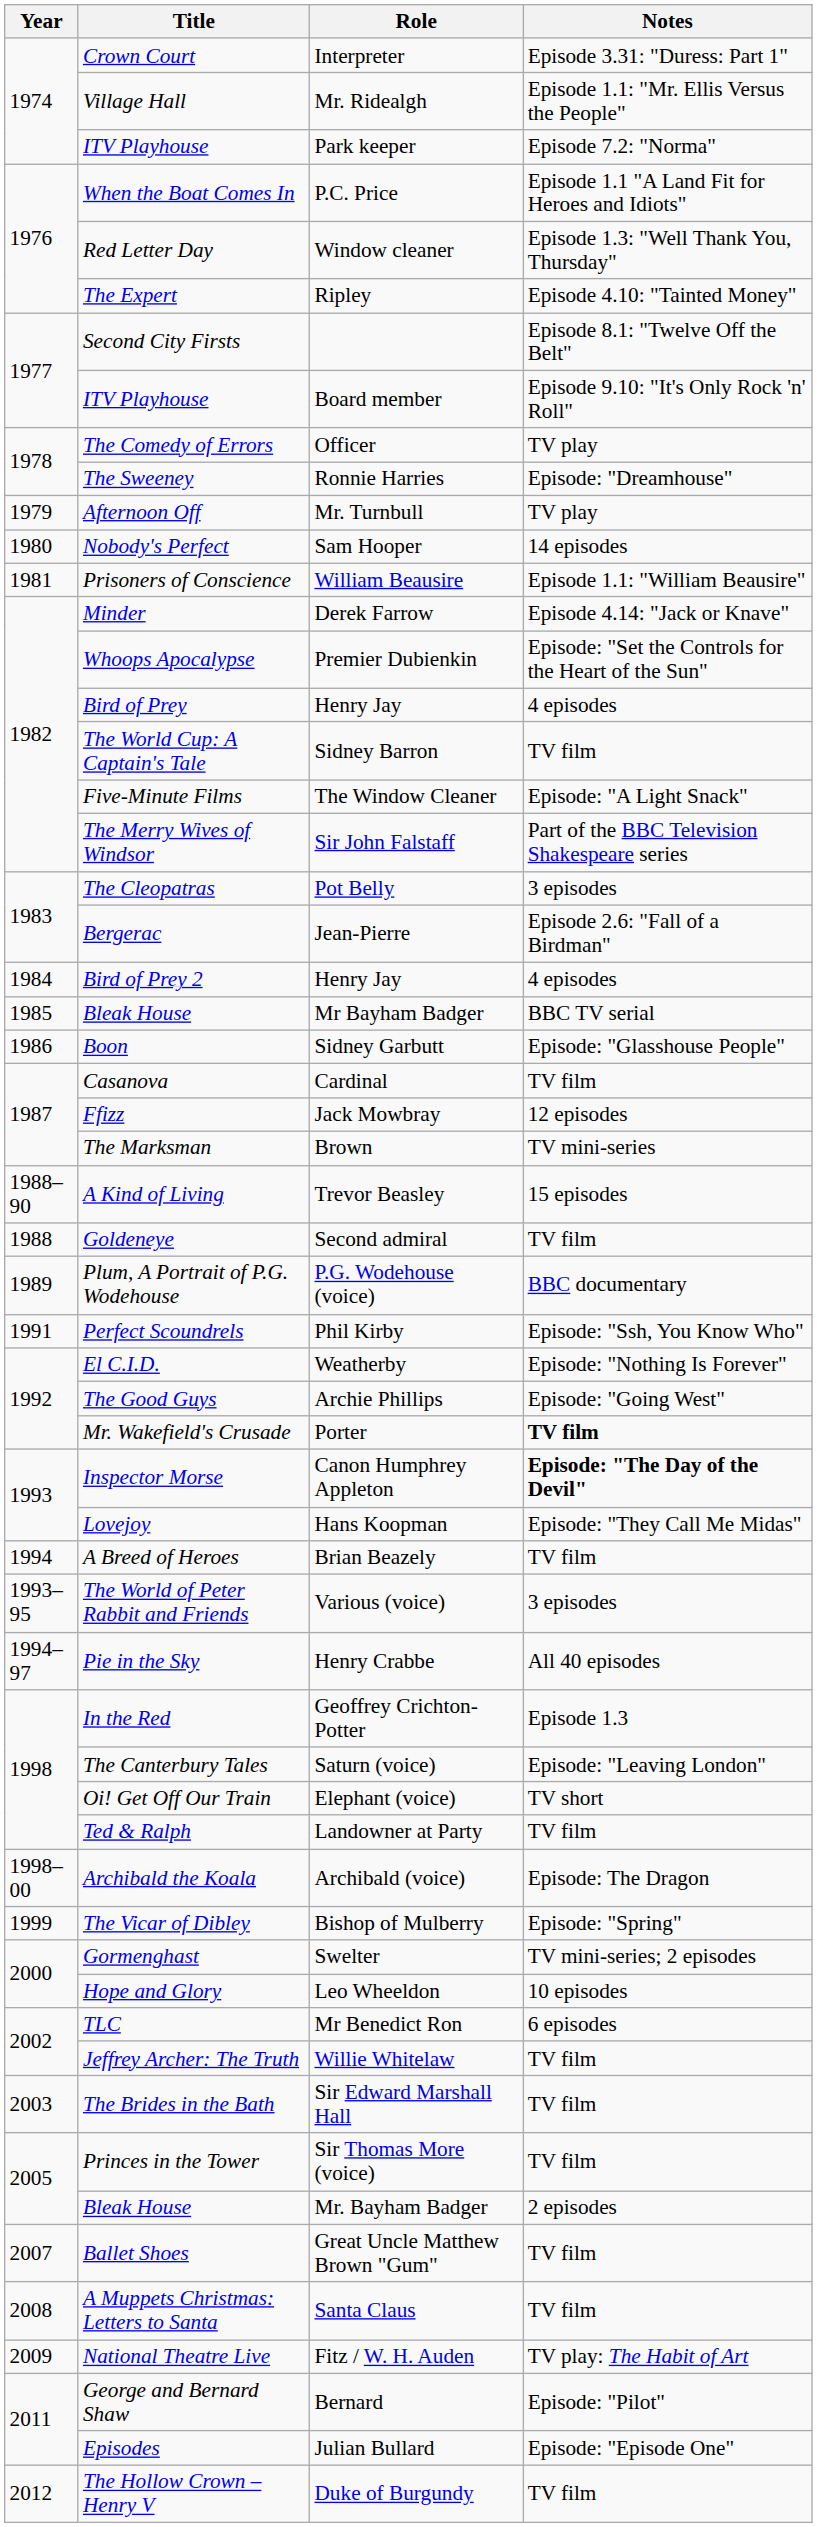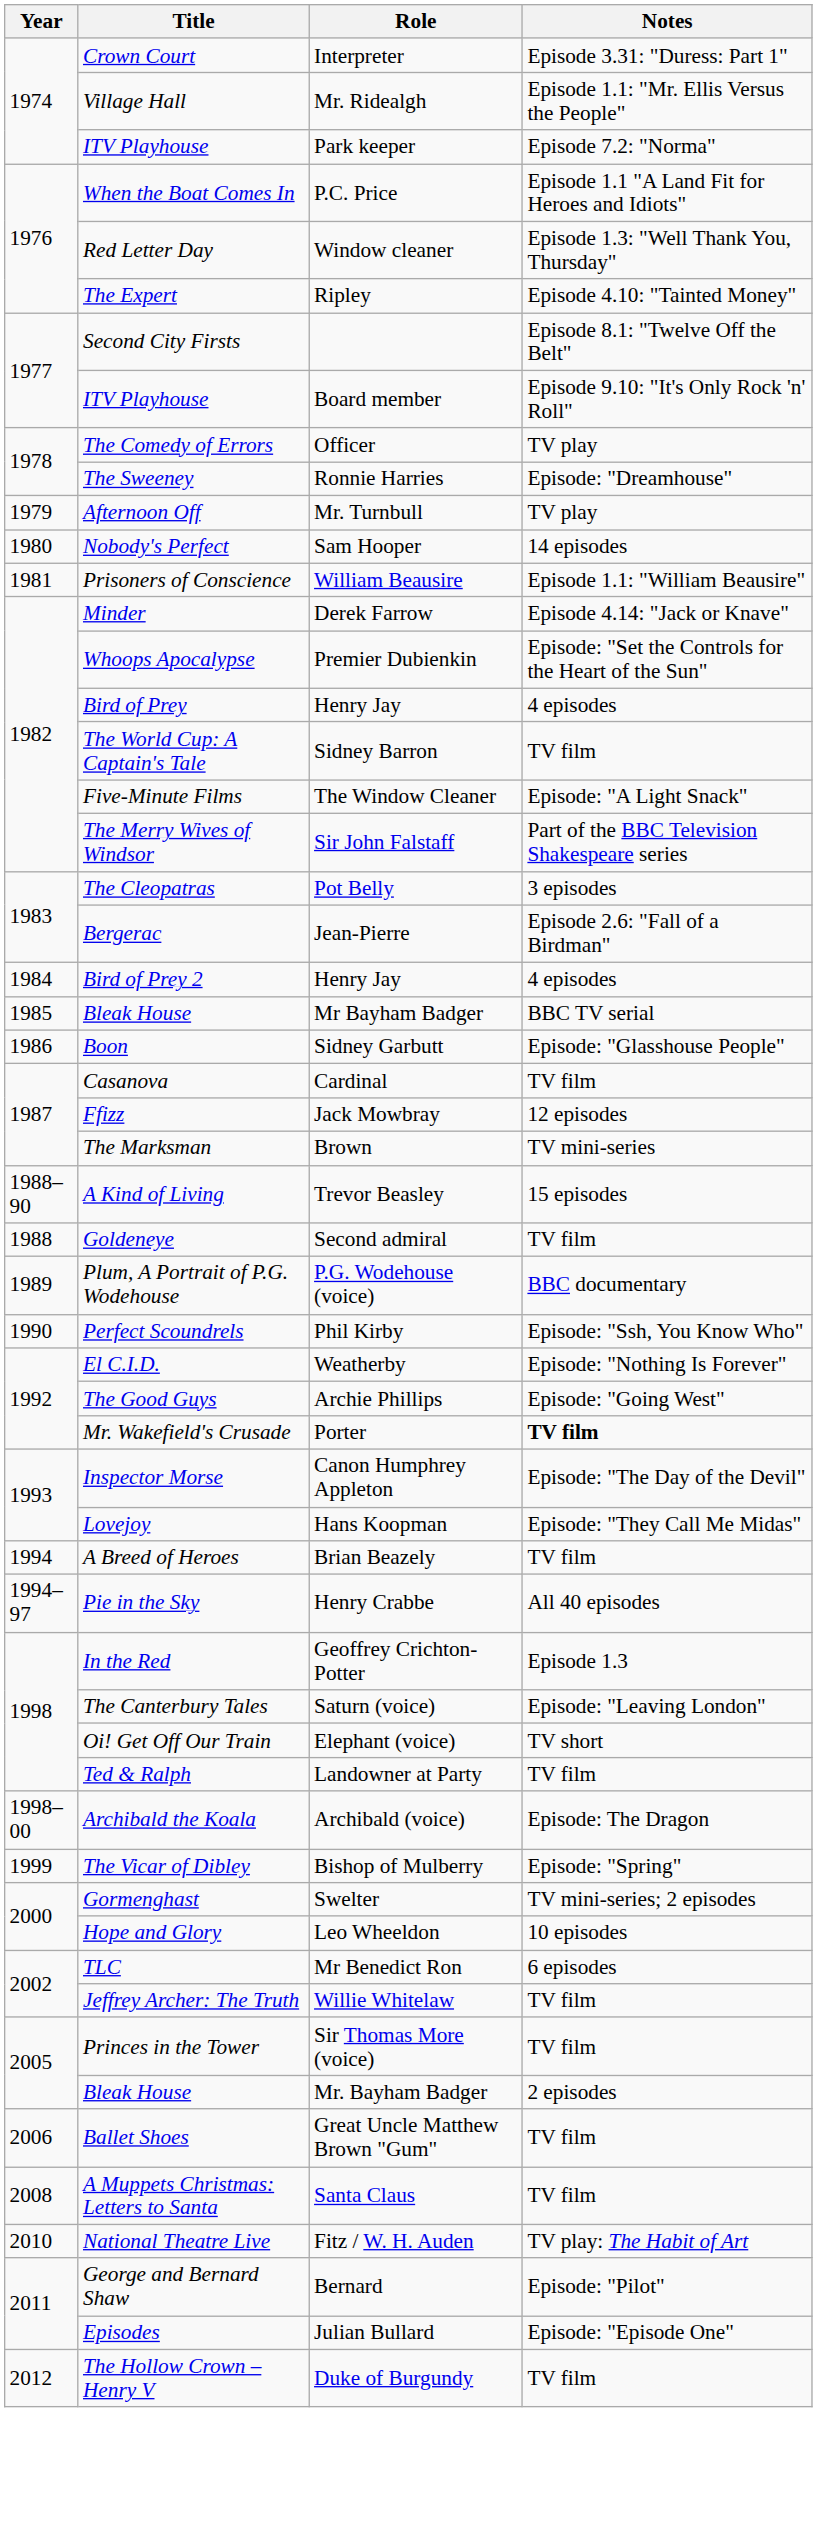(31, 1330) 1991 -> (31, 1330) 1990
(643, 1477) bold -> (666, 1477) normal
- row: (166, 1603)
- row: (179, 2103)
(31, 2252) 2007 -> (31, 2137) 2006
(31, 2356) 2009 -> (31, 2240) 2010
